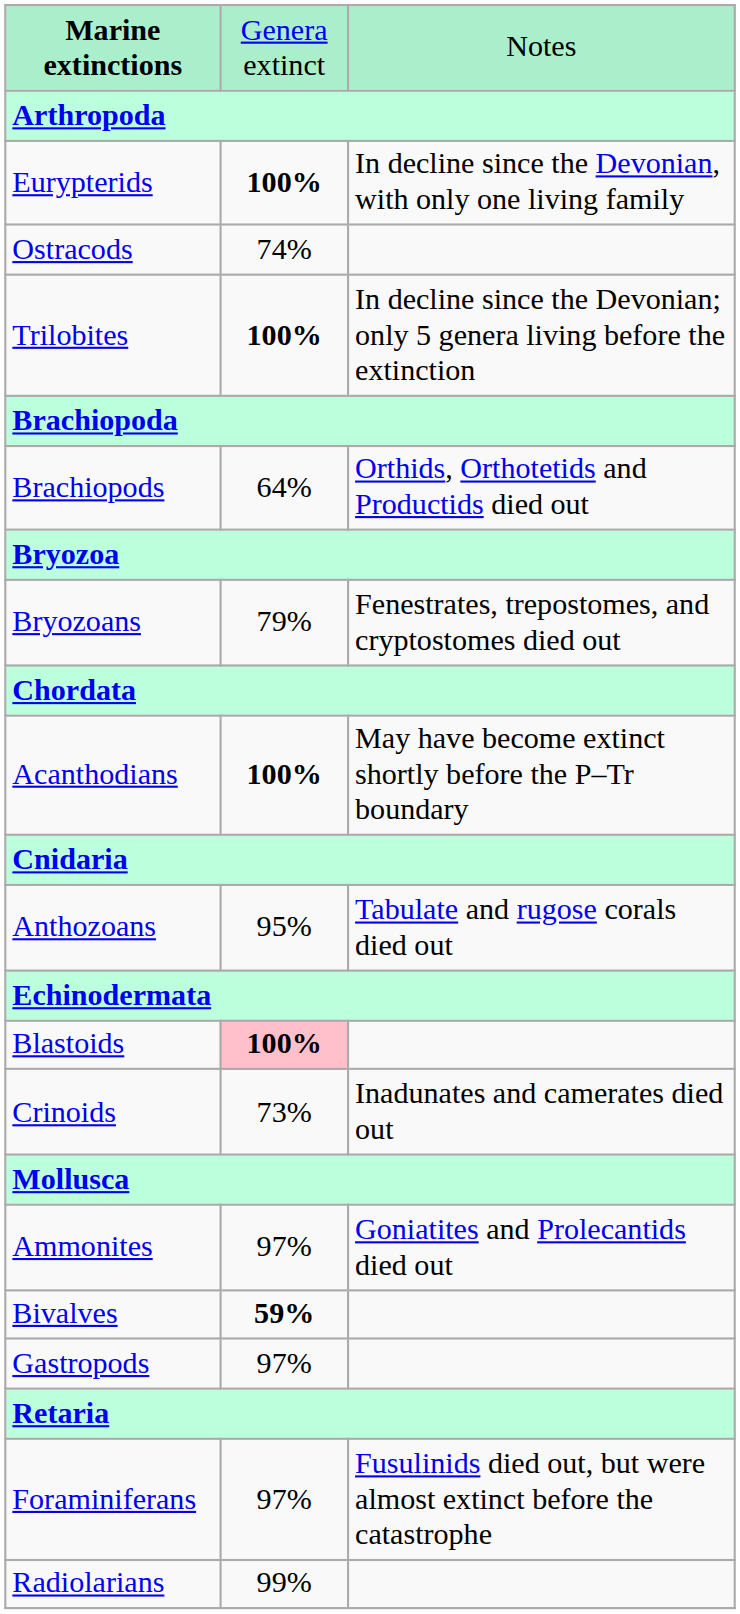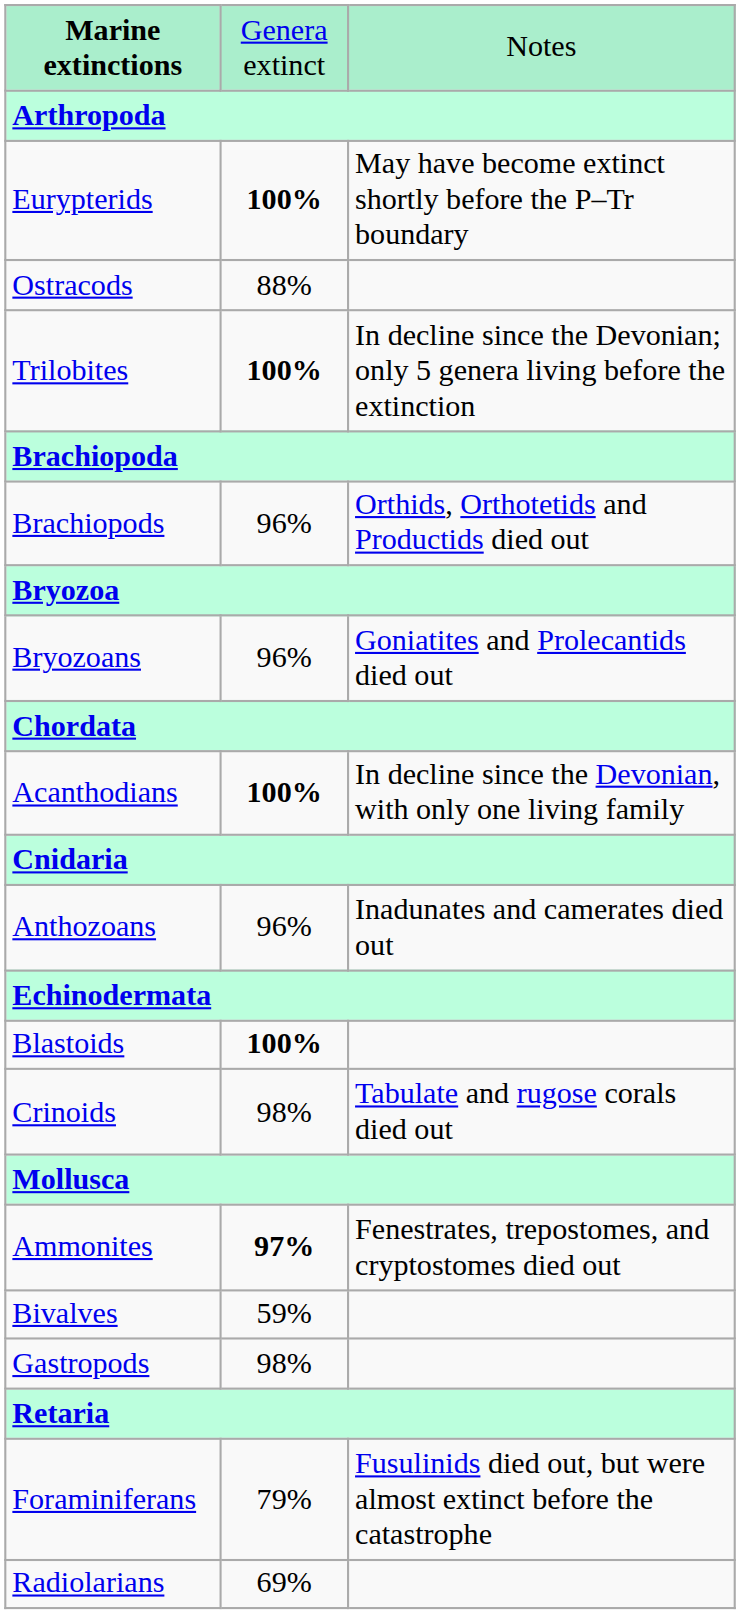(538, 181) In decline since the Devonian, with only one living family -> (510, 199) May have become extinct shortly before the P–Tr boundary
(284, 249) 74% -> (284, 284) 88%
(284, 487) 64% -> (284, 522) 96%
(284, 621) 79% -> (284, 657) 96%
(532, 621) Fenestrates, trepostomes, and cryptostomes died out -> (520, 657) Goniatites and Prolecantids died out
(510, 774) May have become extinct shortly before the P–Tr boundary -> (538, 792) In decline since the Devonian, with only one living family
(284, 926) 95% -> (284, 926) 96%
(516, 926) Tabulate and rugose corals died out -> (539, 926) Inadunates and camerates died out
(284, 1044) pink background -> (284, 1044) no background
(284, 1111) 73% -> (284, 1111) 98%
(539, 1111) Inadunates and camerates died out -> (516, 1111) Tabulate and rugose corals died out
(284, 1246) normal -> (284, 1246) bold
(520, 1246) Goniatites and Prolecantids died out -> (532, 1246) Fenestrates, trepostomes, and cryptostomes died out
(284, 1313) bold -> (284, 1313) normal
(284, 1363) 97% -> (284, 1363) 98%
(284, 1498) 97% -> (284, 1498) 79%
(284, 1583) 99% -> (284, 1583) 69%
